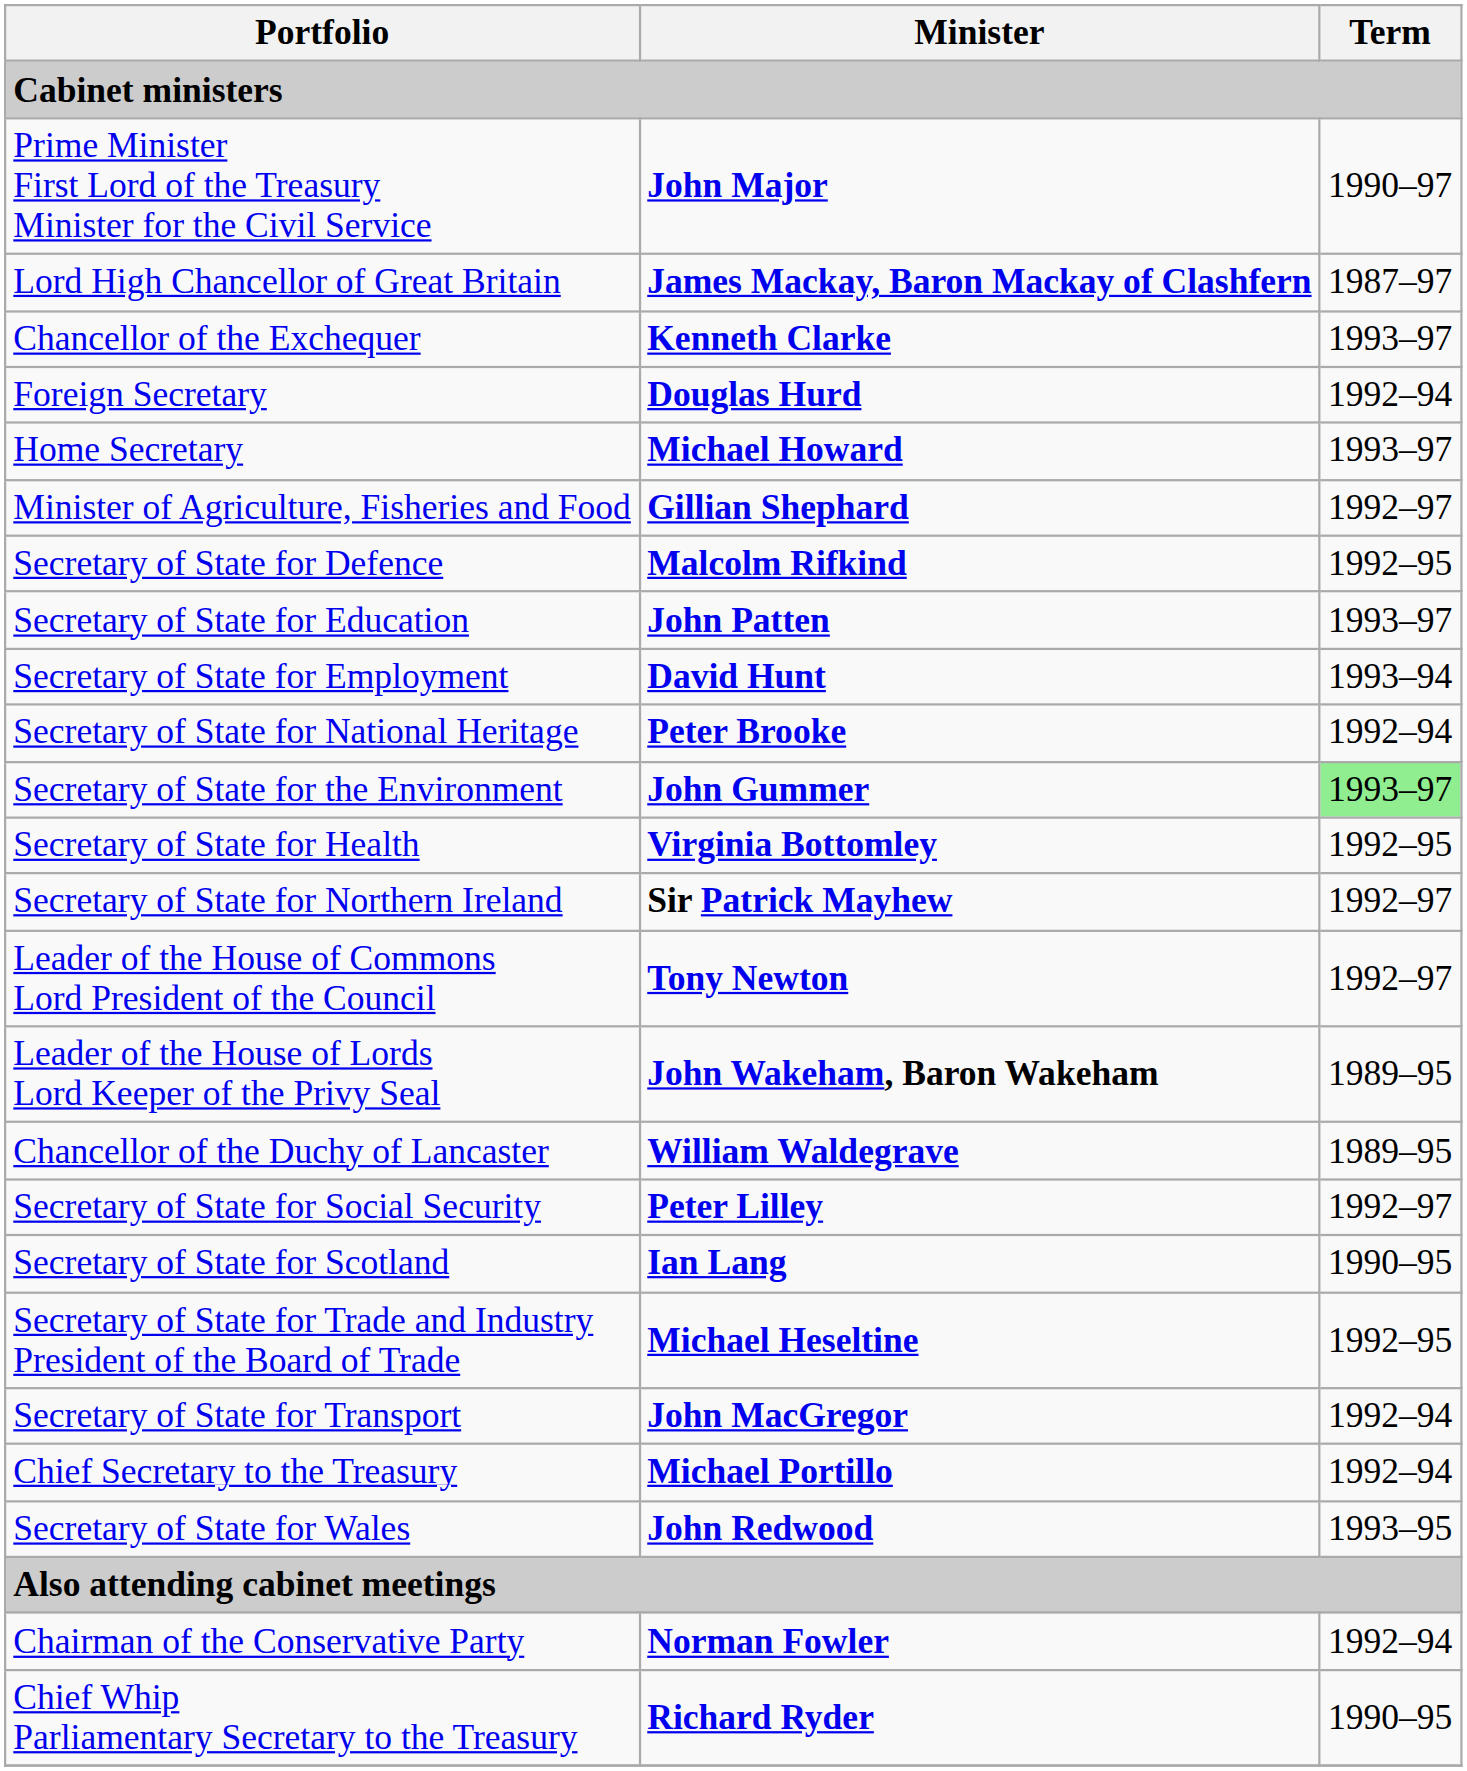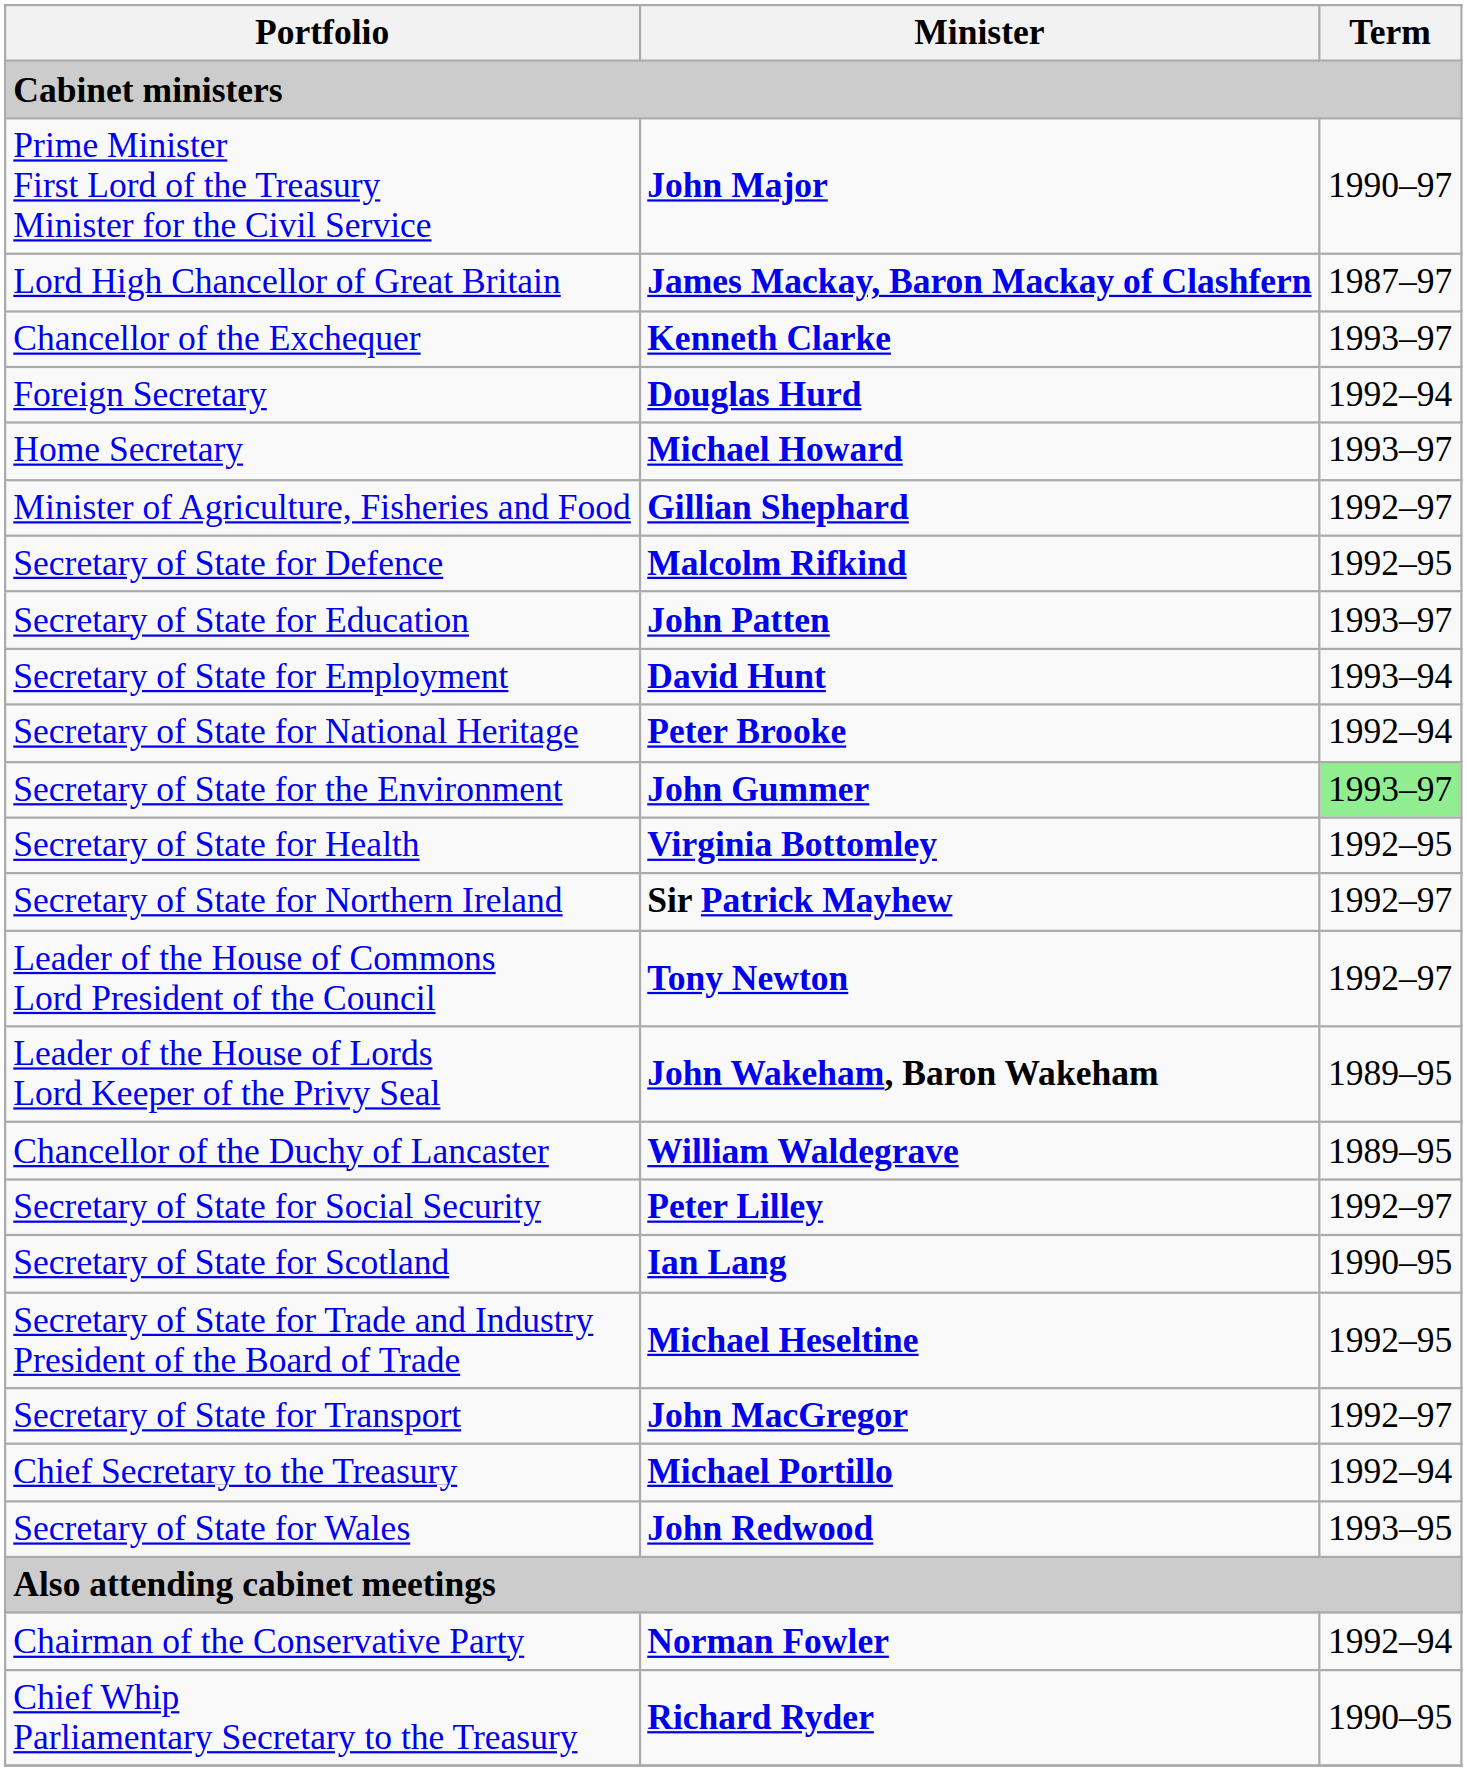(1390, 1415) 1992–94 -> (1390, 1415) 1992–97
